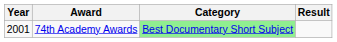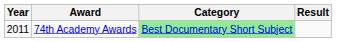(18, 29) 2001 -> (18, 29) 2011
